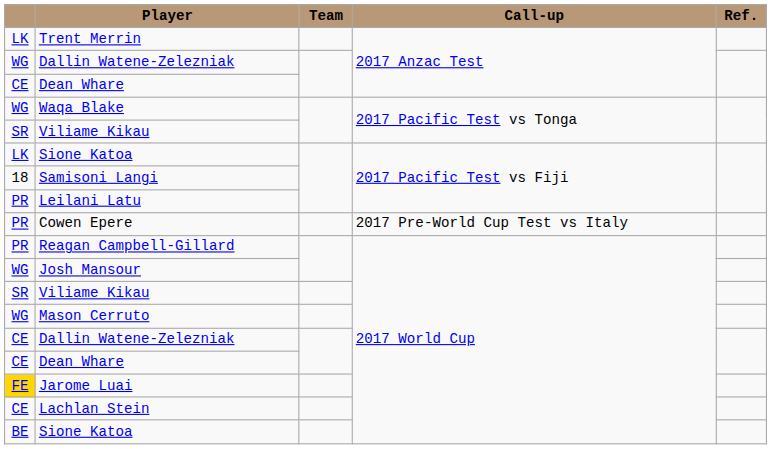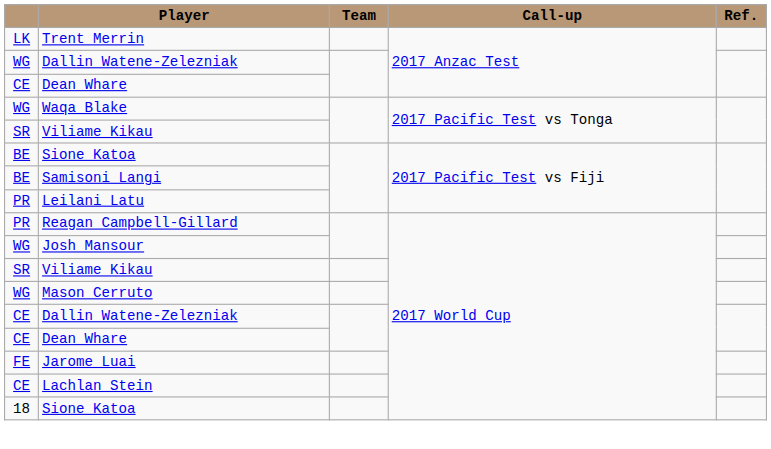(20, 155) LK -> (22, 155) BE
(20, 178) 18 -> (22, 178) BE
- row: (86, 224)
(20, 386) gold background -> (22, 363) no background
(20, 432) BE -> (22, 409) 18
